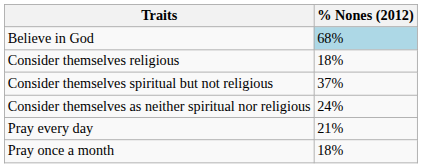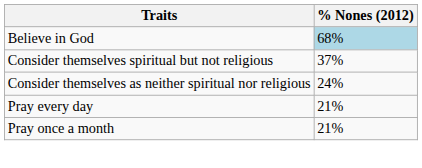- row: (94, 60)
(330, 151) 18% -> (330, 128) 21%
